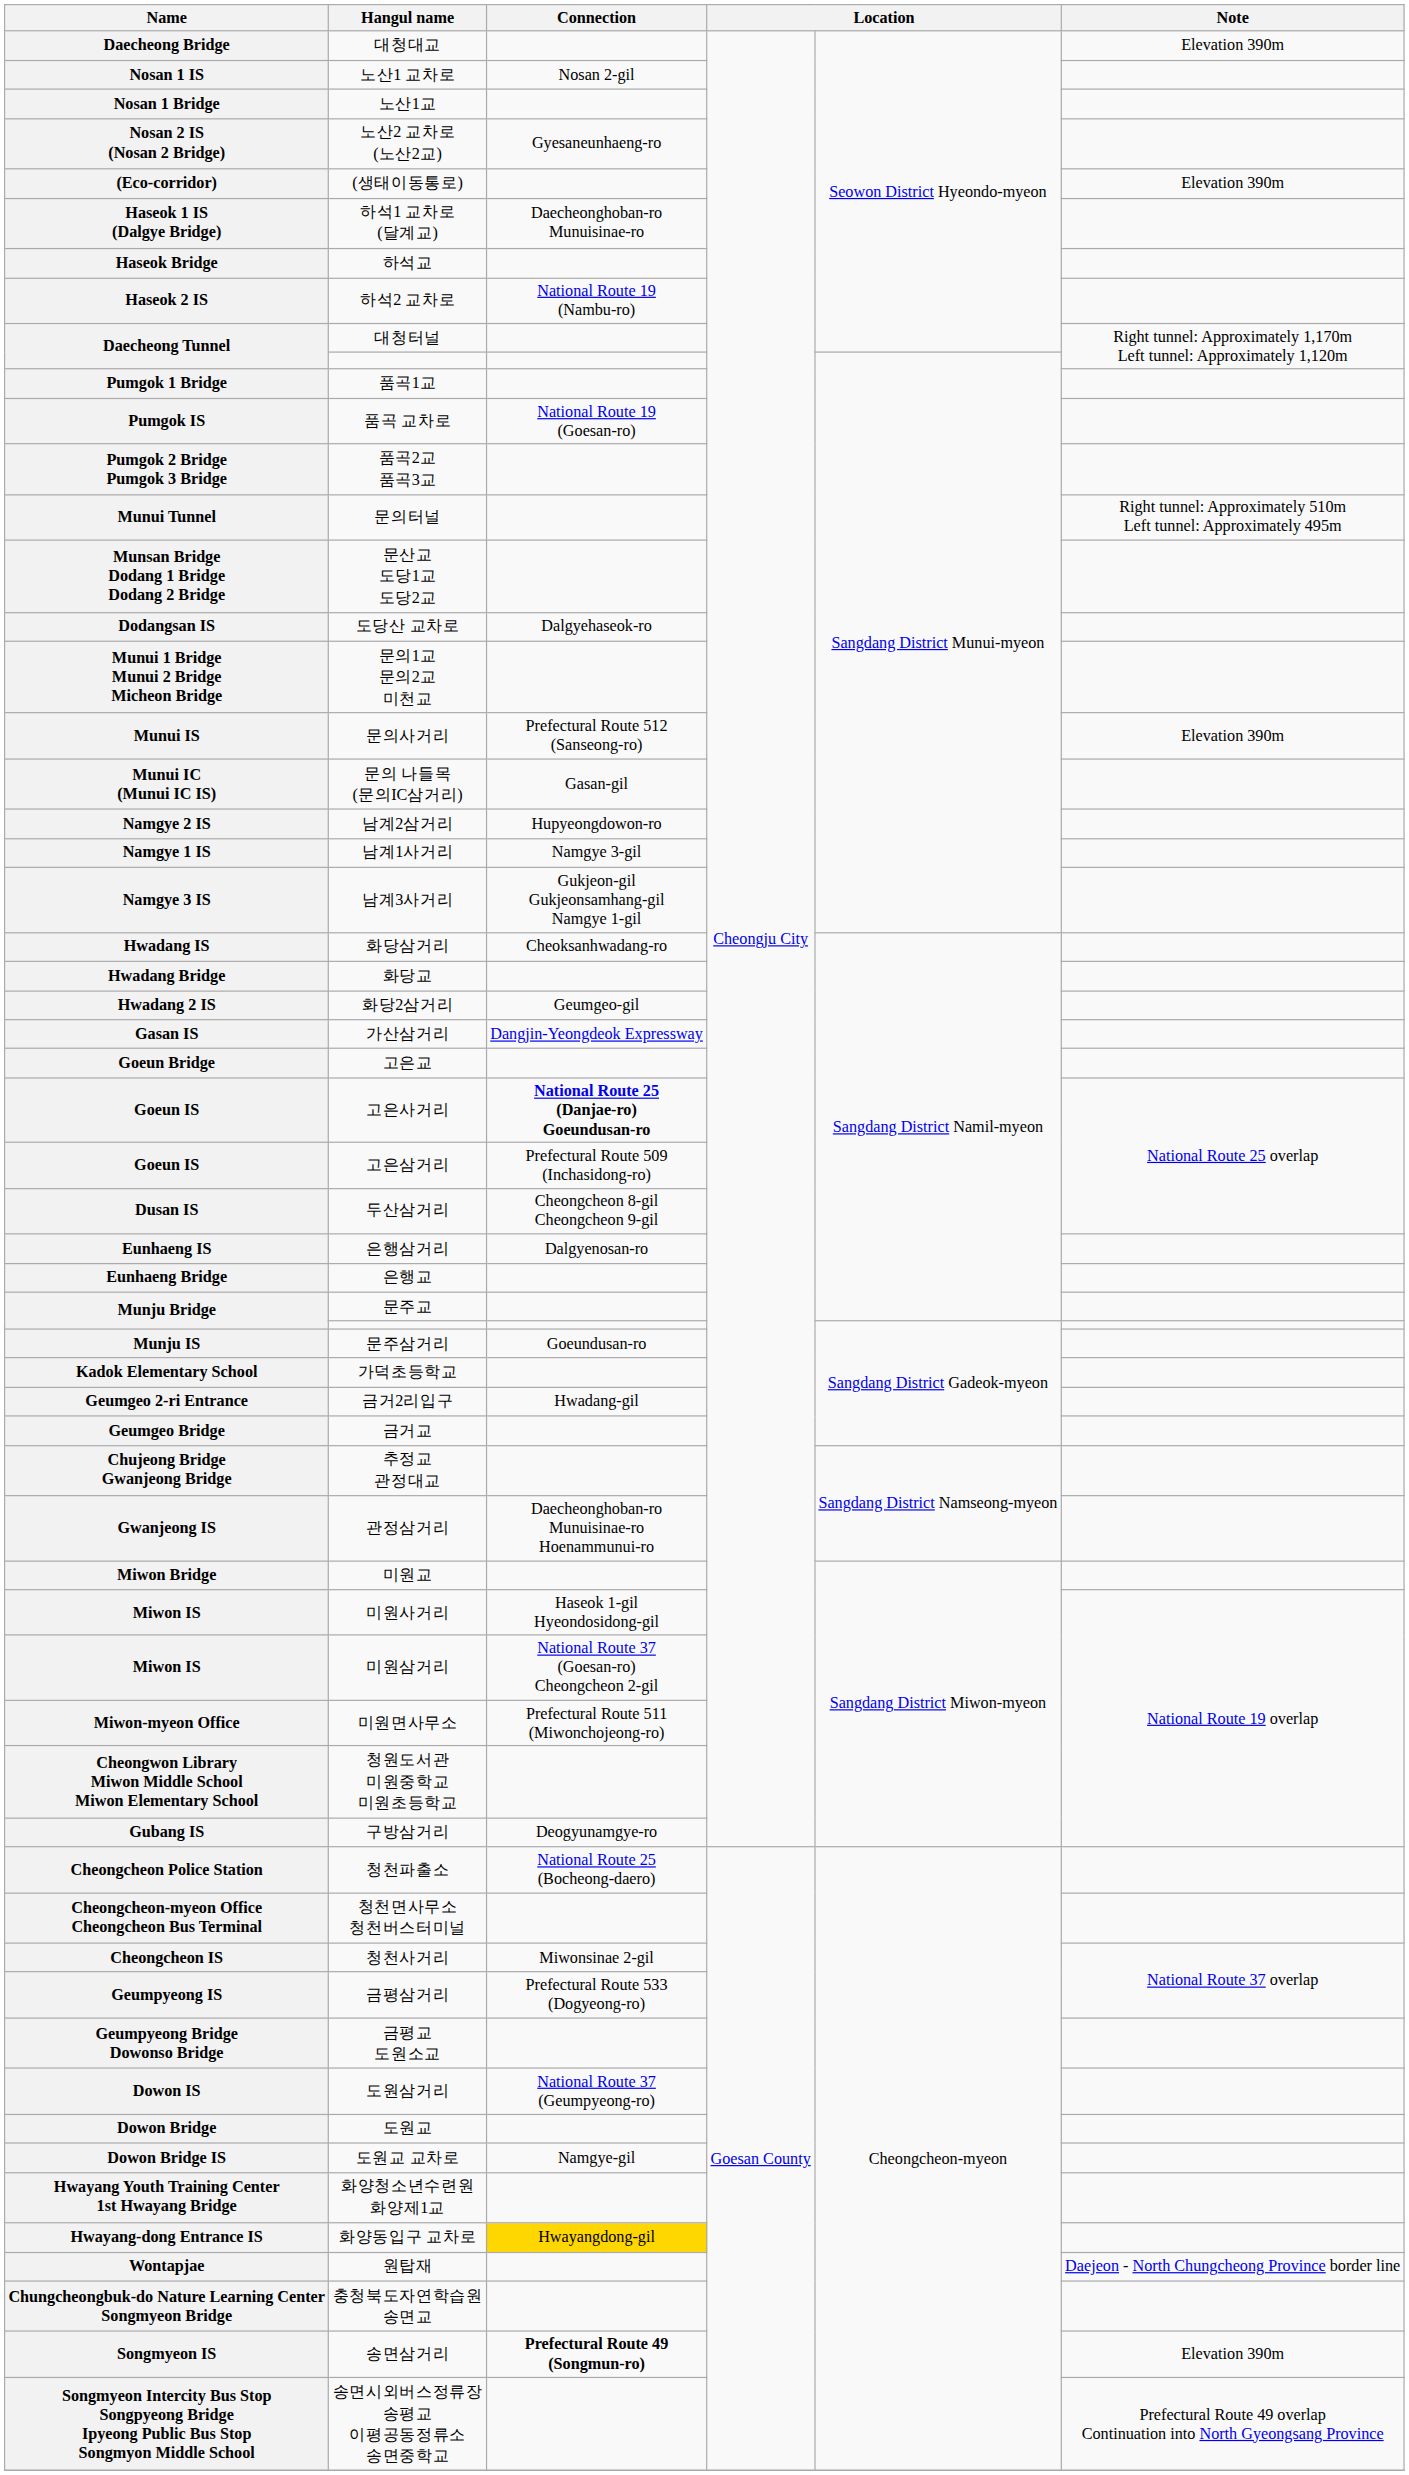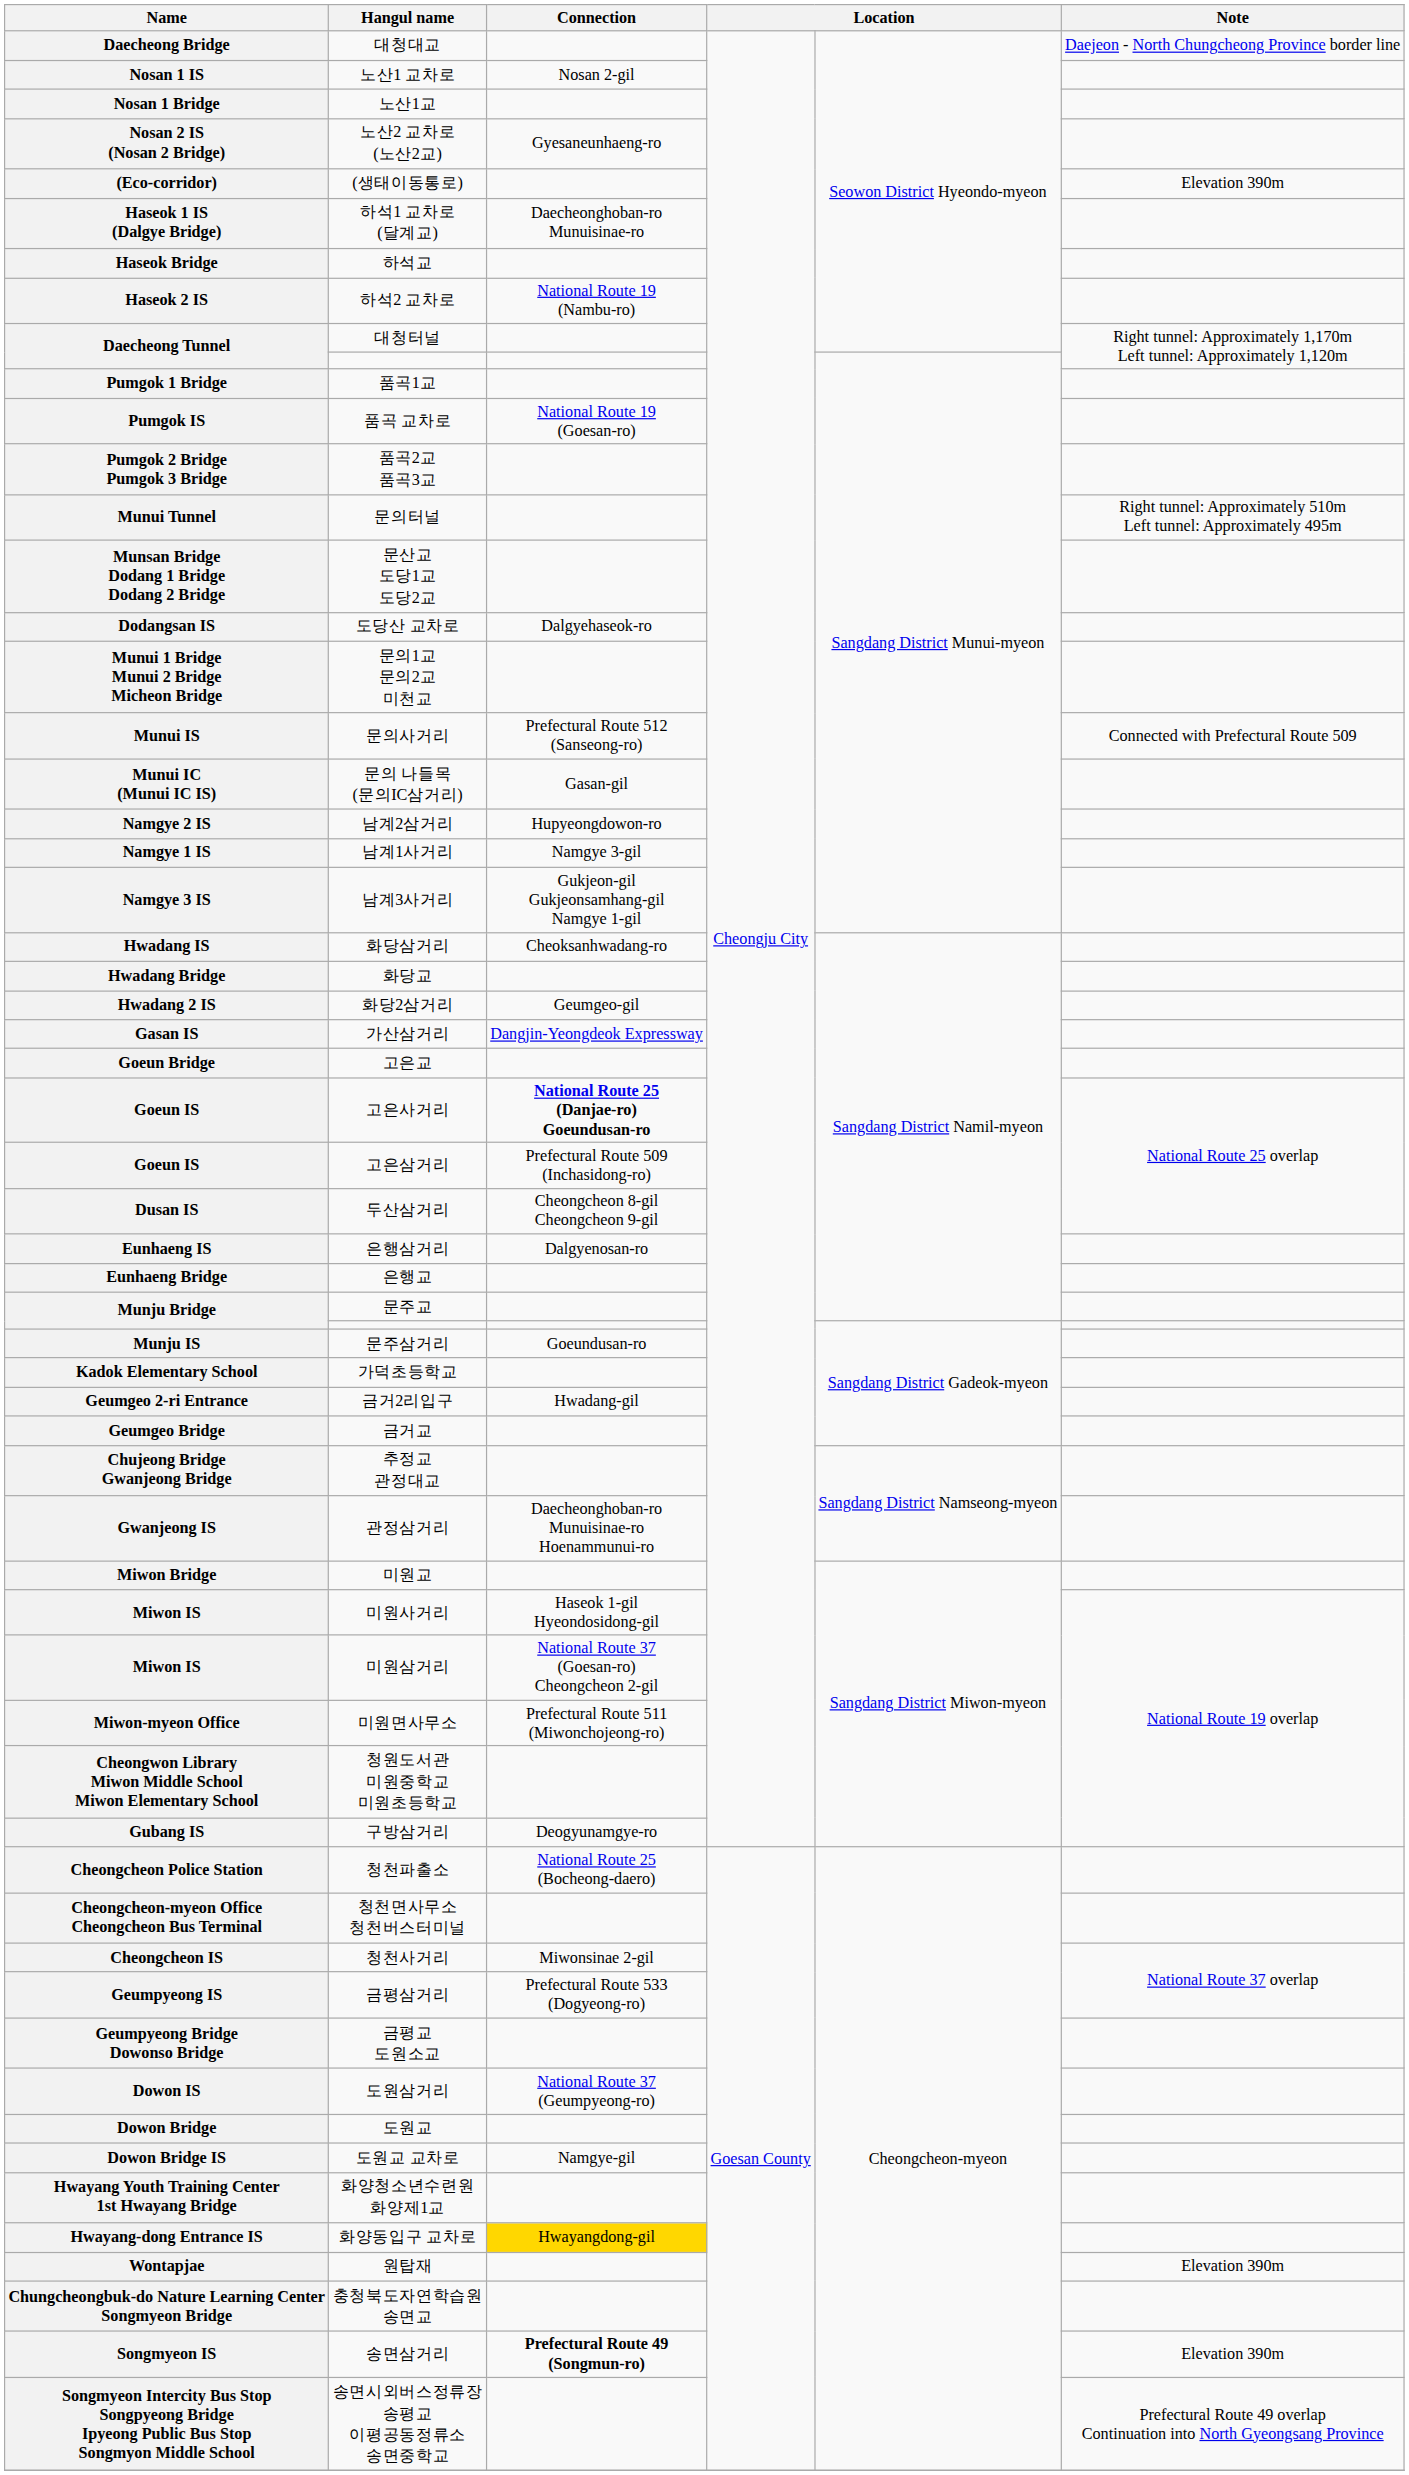(1233, 45) Elevation 390m -> (1233, 45) Daejeon - North Chungcheong Province border line
(1233, 735) Elevation 390m -> (1233, 735) Connected with Prefectural Route 509
(1233, 2265) Daejeon - North Chungcheong Province border line -> (1233, 2265) Elevation 390m
